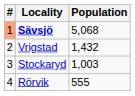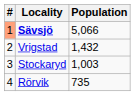(85, 30) 5,068 -> (85, 30) 5,066
(80, 82) 555 -> (80, 82) 735
